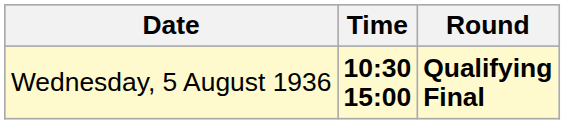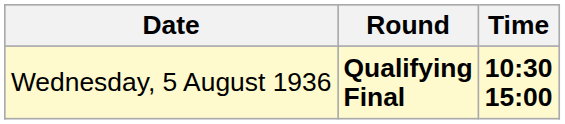columns swapped: (377, 25) <-> (488, 25)
